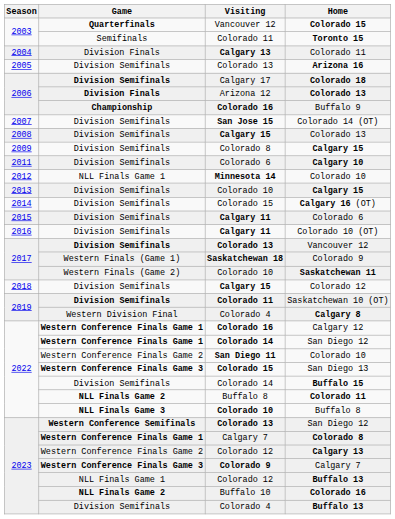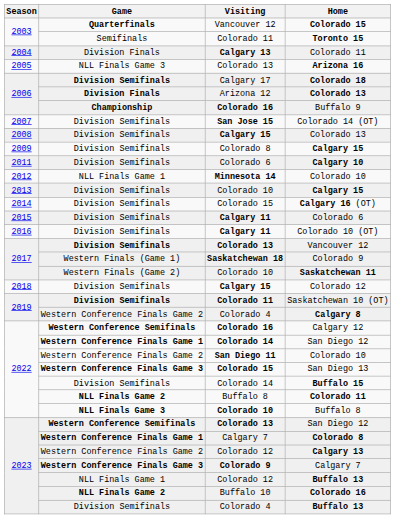(122, 66) Division Semifinals -> (122, 66) NLL Finals Game 3
(122, 314) Western Division Final -> (122, 314) Western Conference Finals Game 2
(122, 328) Western Conference Finals Game 1 -> (122, 328) Western Conference Semifinals
